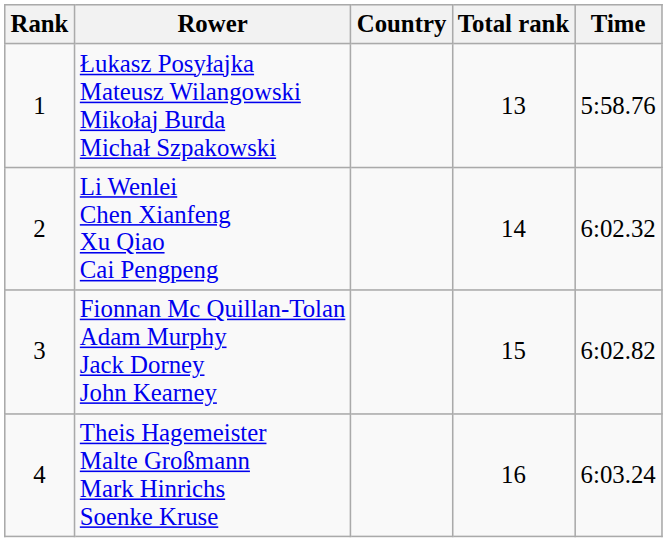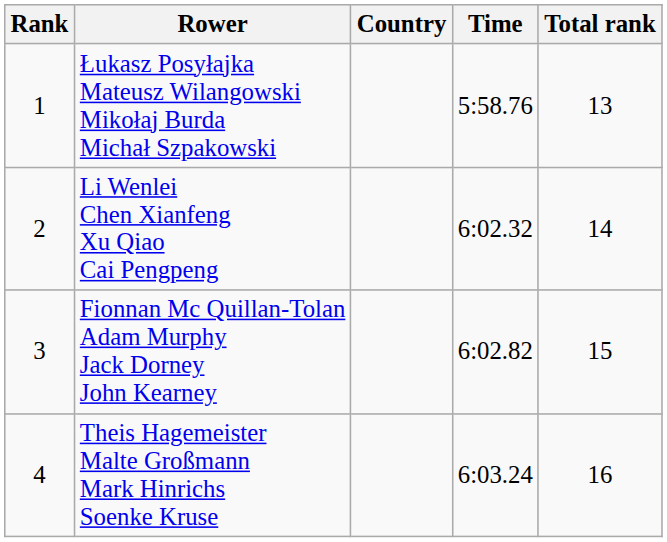columns swapped: (618, 24) <-> (513, 24)
